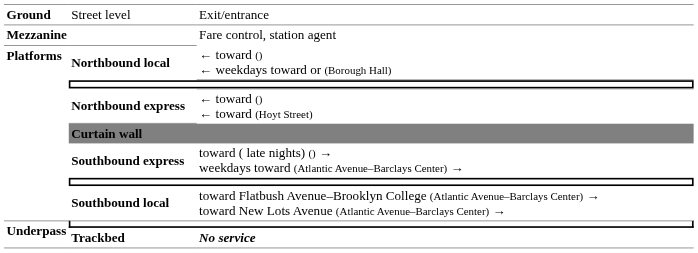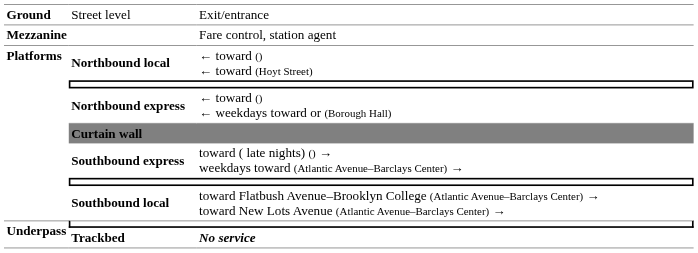(295, 62) ← toward () ← weekdays toward or (Borough Hall) -> (256, 63) ← toward () ← toward (Hoyt Street)
(256, 106) ← toward () ← toward (Hoyt Street) -> (295, 105) ← toward () ← weekdays toward or (Borough Hall)
